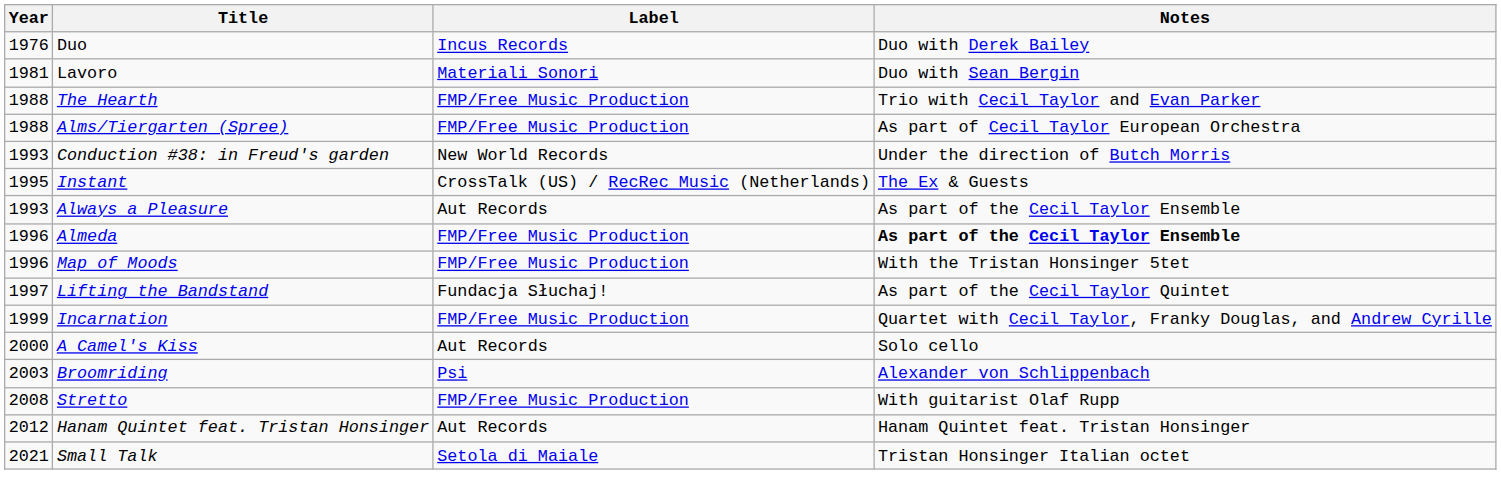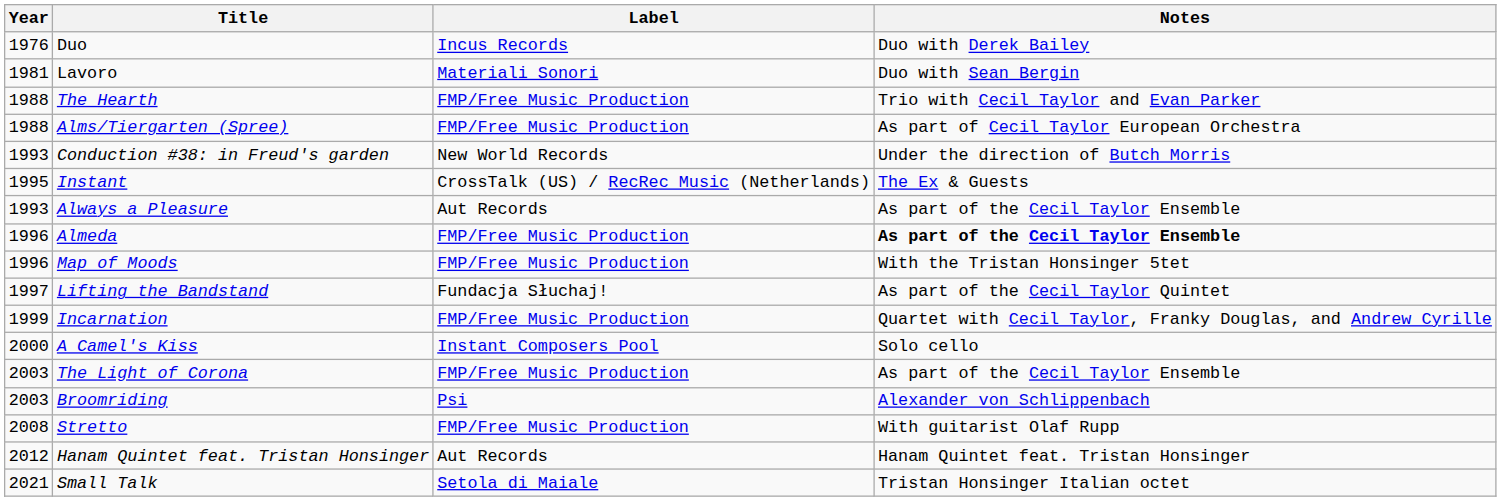(493, 346) Aut Records -> (548, 346) Instant Composers Pool
+ row: (153, 374)
